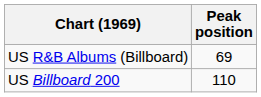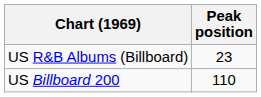(224, 56) 69 -> (224, 56) 23
